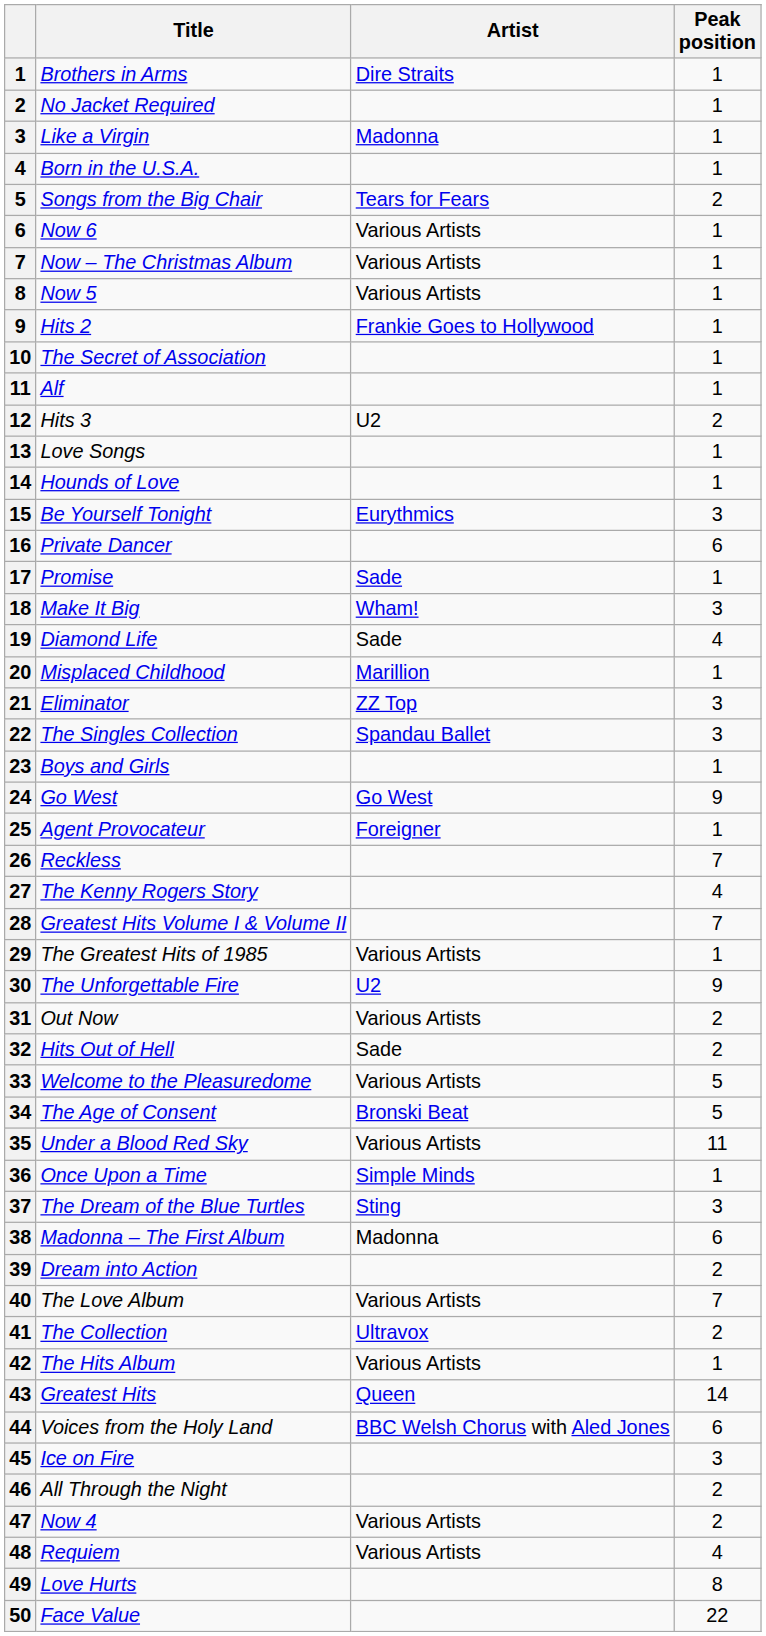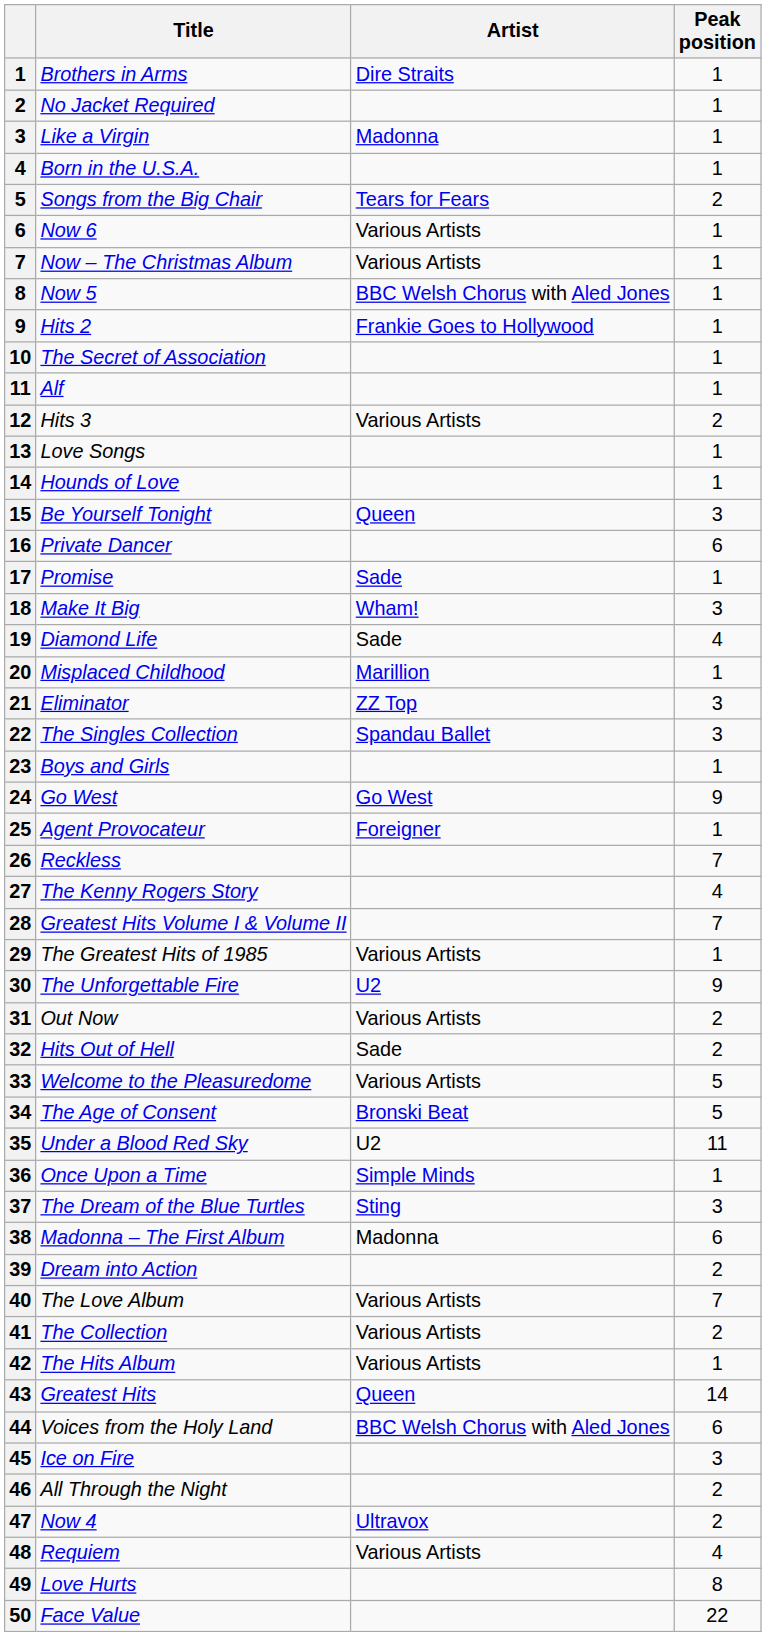(418, 294) Various Artists -> (513, 294) BBC Welsh Chorus with Aled Jones
(368, 420) U2 -> (418, 420) Various Artists
(405, 514) Eurythmics -> (386, 514) Queen
(418, 1143) Various Artists -> (368, 1143) U2
(392, 1332) Ultravox -> (418, 1332) Various Artists
(418, 1521) Various Artists -> (392, 1521) Ultravox
